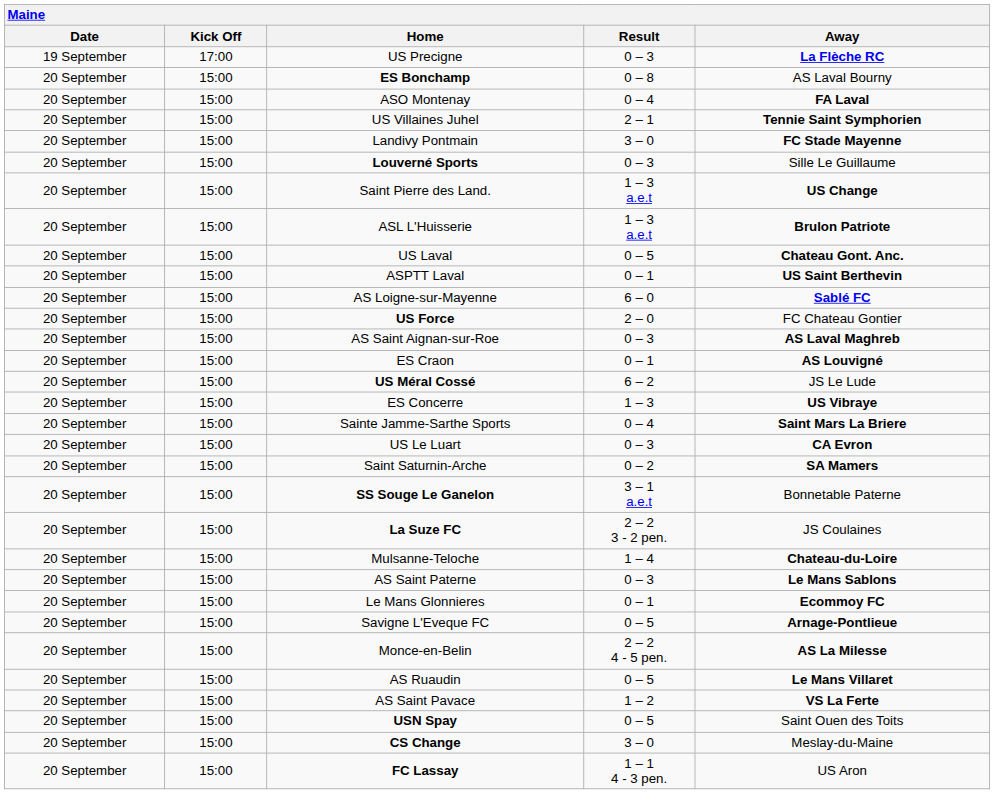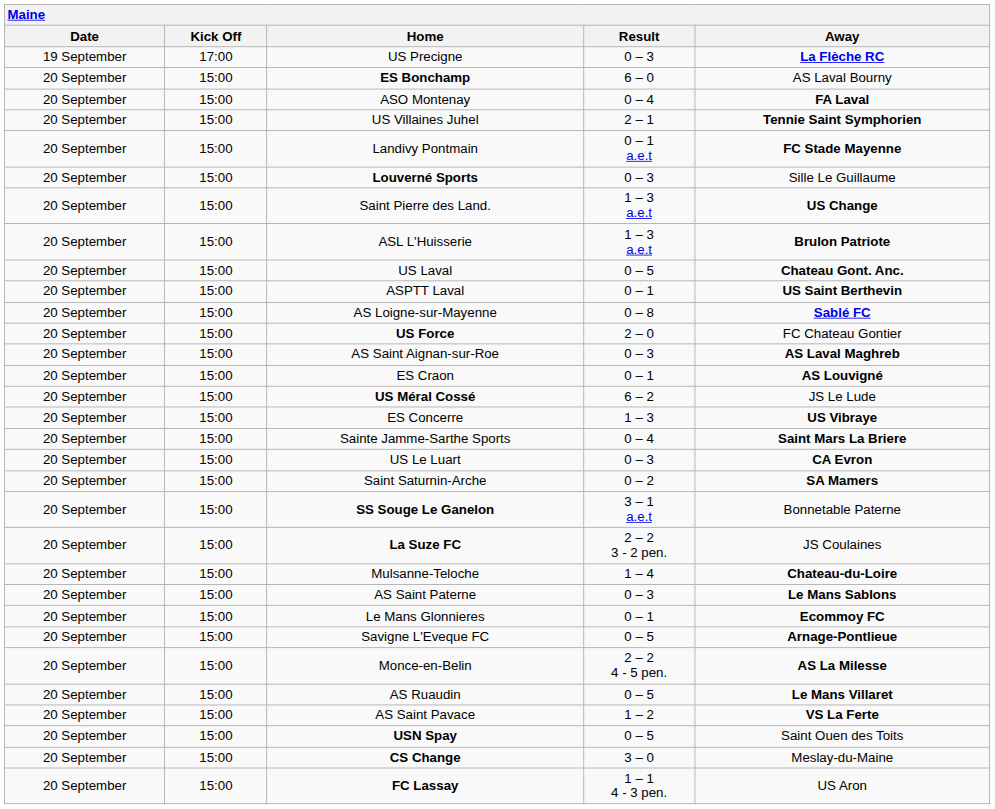(639, 78) 0 – 8 -> (639, 78) 6 – 0
(639, 141) 3 – 0 -> (639, 148) 0 – 1 a.e.t
(639, 297) 6 – 0 -> (639, 312) 0 – 8
